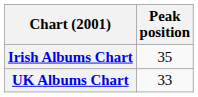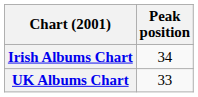(165, 56) 35 -> (165, 56) 34
